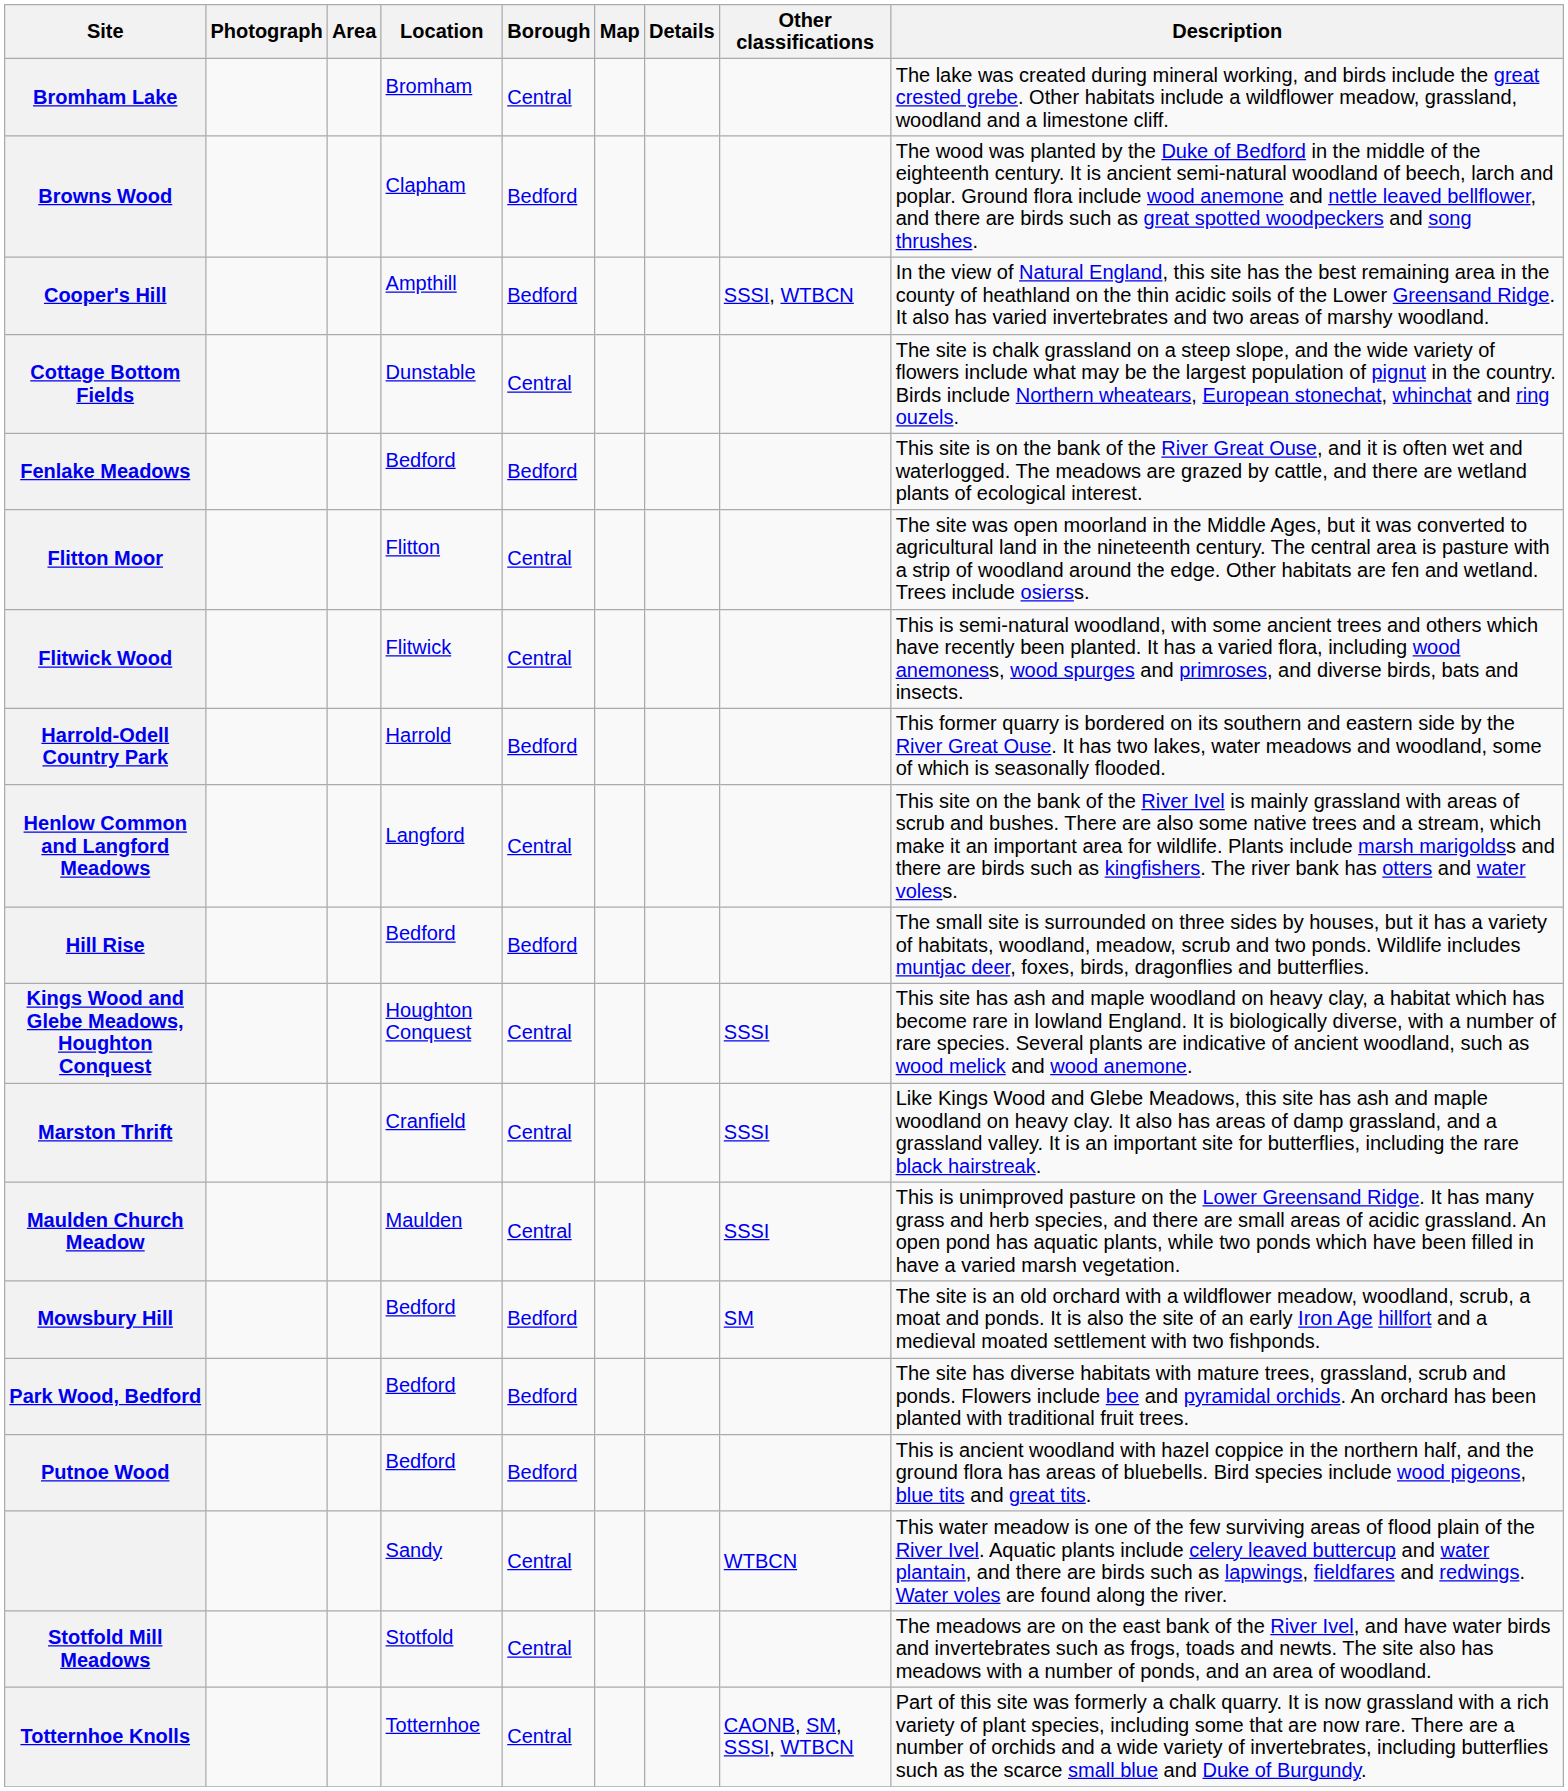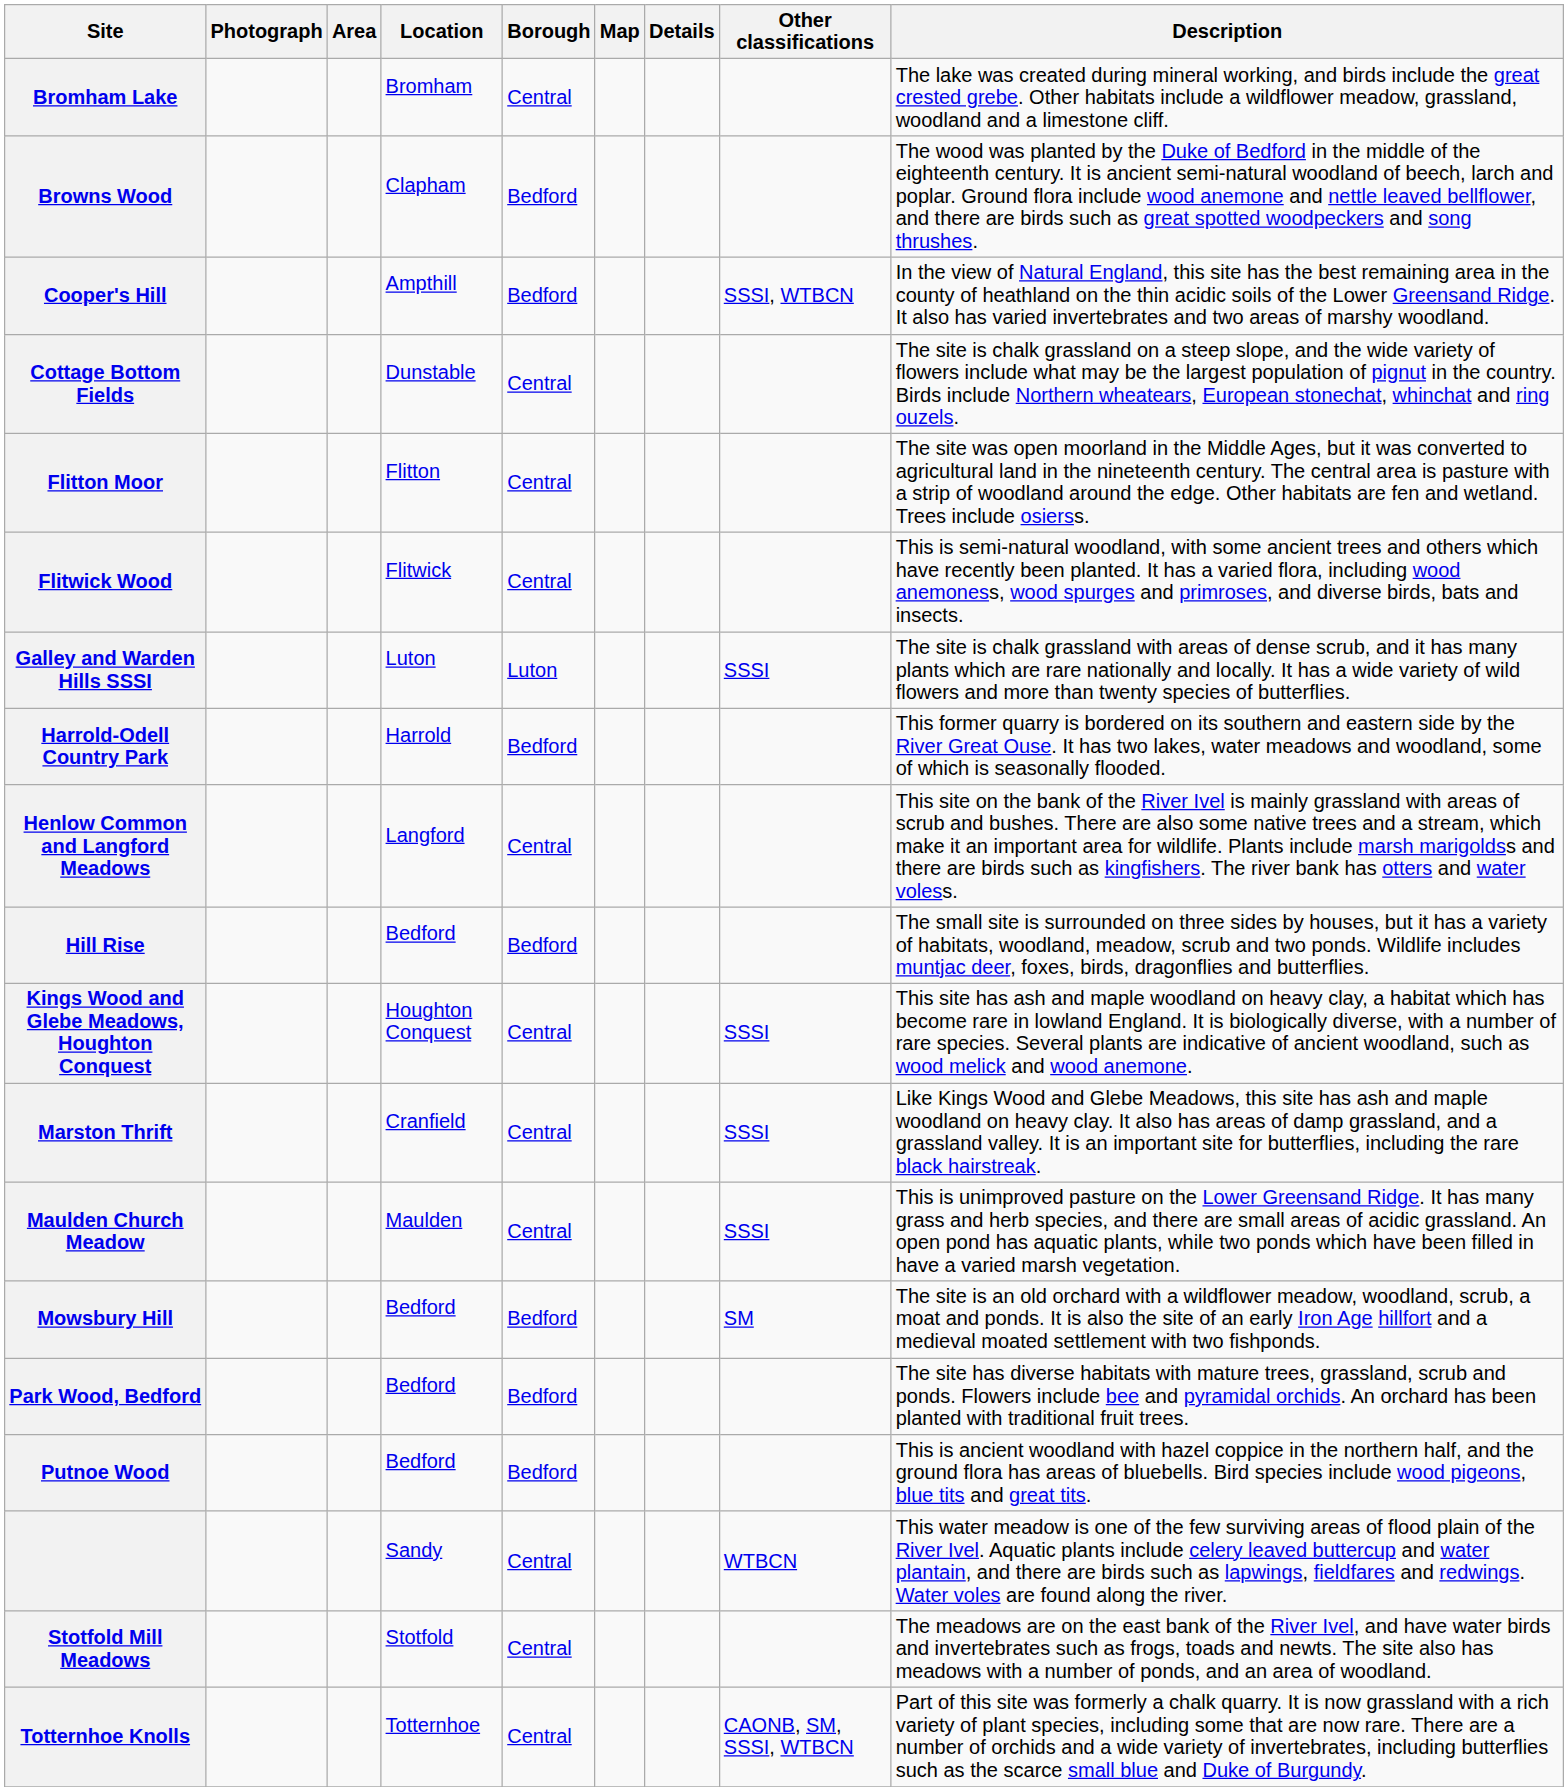- row: (105, 471)
+ row: (105, 669)
